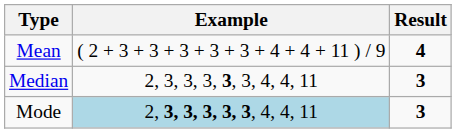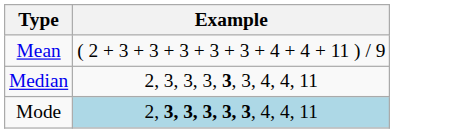- column: (421, 19)
